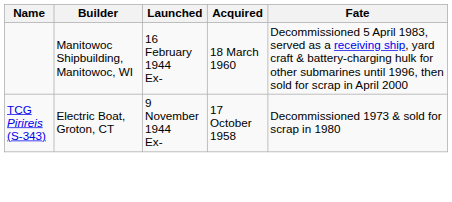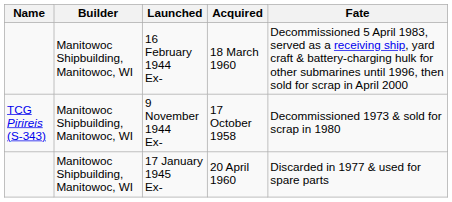(91, 123) Electric Boat, Groton, CT -> (95, 123) Manitowoc Shipbuilding, Manitowoc, WI
+ row: (174, 174)
